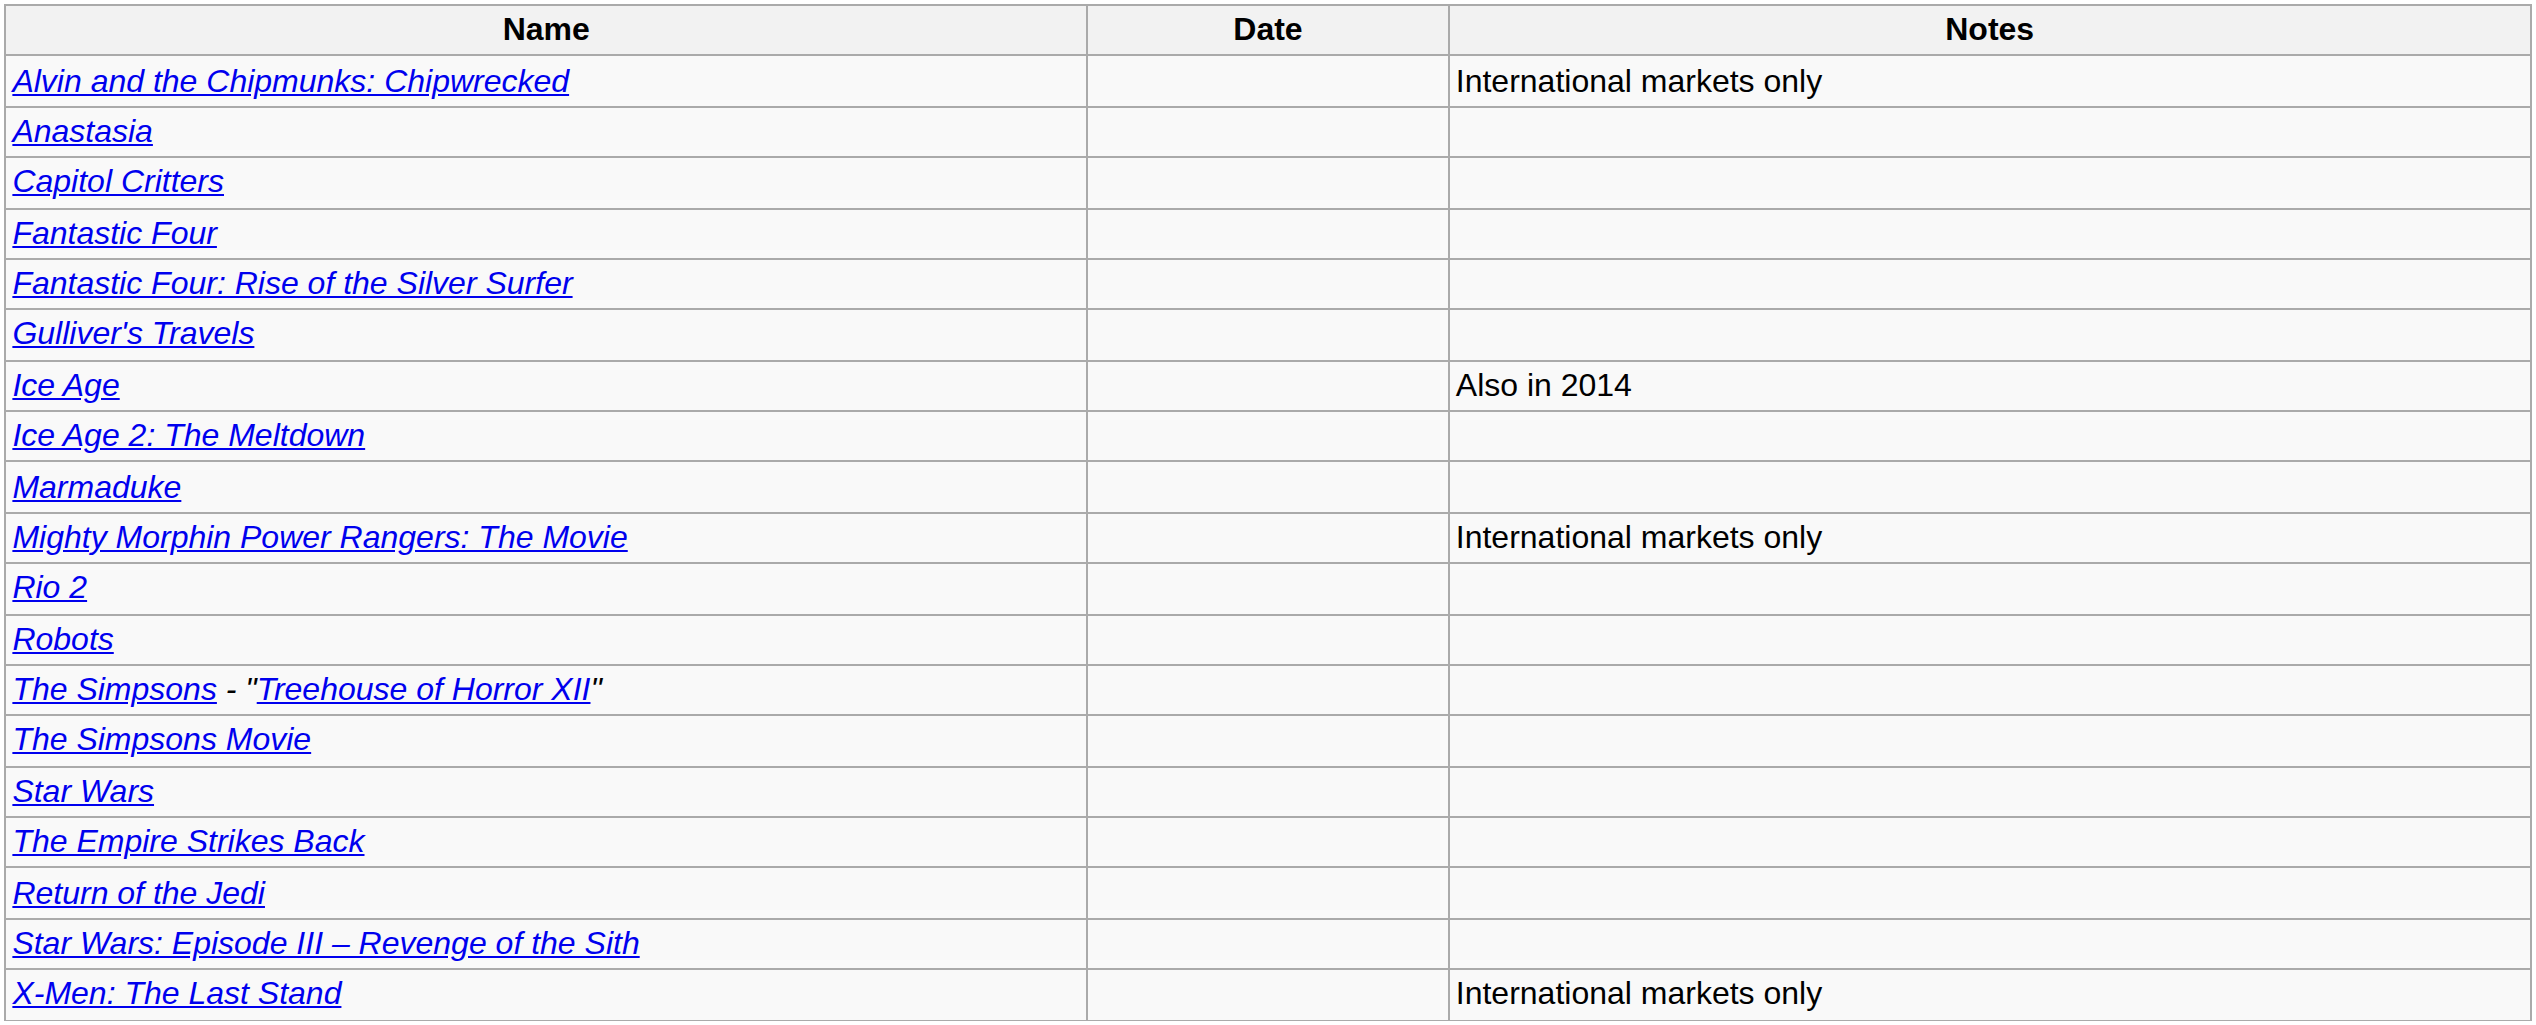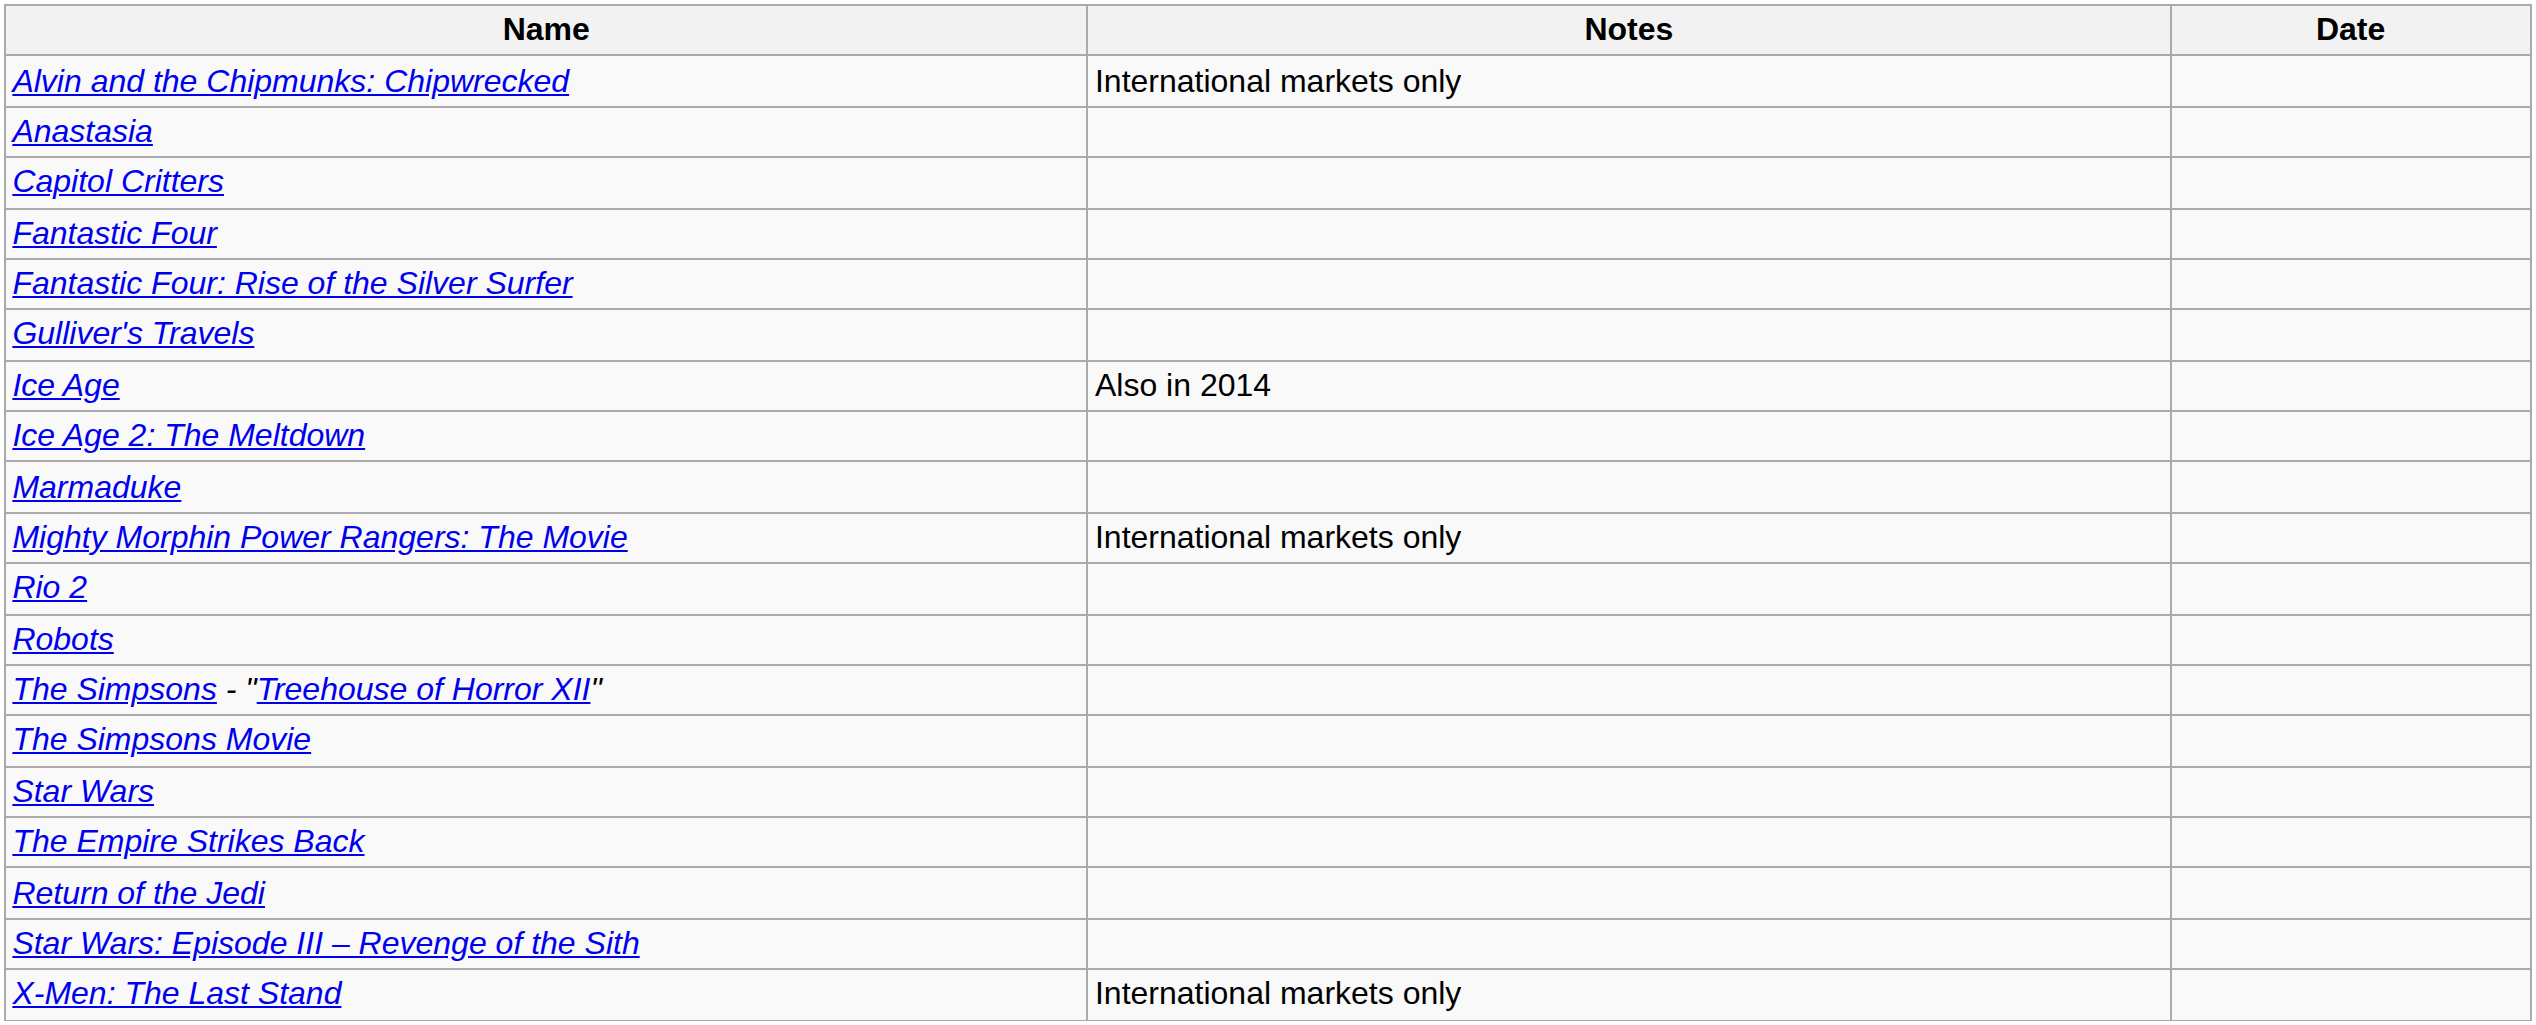columns swapped: (1268, 29) <-> (1990, 29)
